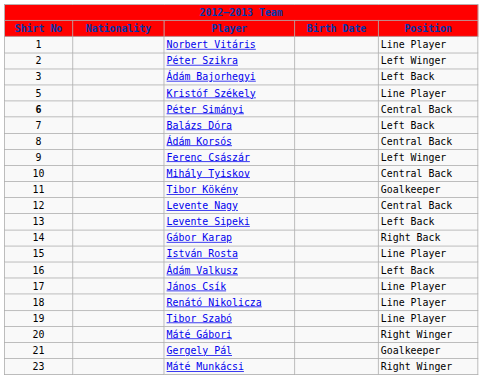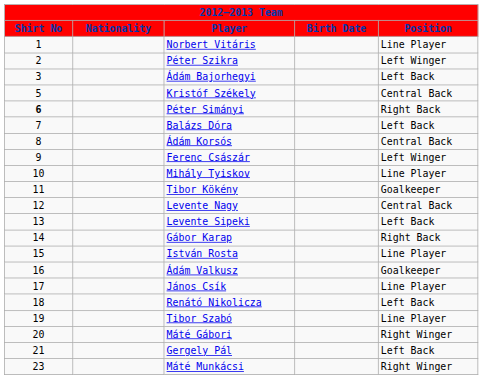(414, 93) Line Player -> (417, 93) Central Back
(417, 109) Central Back -> (411, 109) Right Back
(417, 173) Central Back -> (414, 173) Line Player
(408, 270) Left Back -> (411, 270) Goalkeeper
(414, 302) Line Player -> (408, 302) Left Back
(411, 351) Goalkeeper -> (408, 351) Left Back
